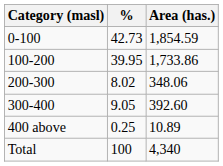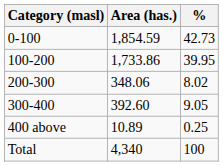columns swapped: (182, 15) <-> (127, 15)
